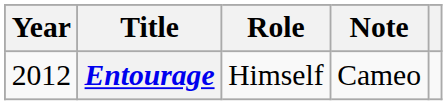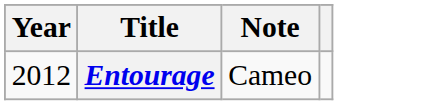- column: (276, 27)
